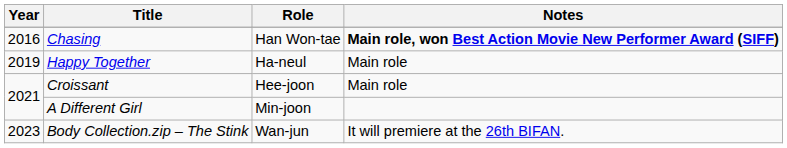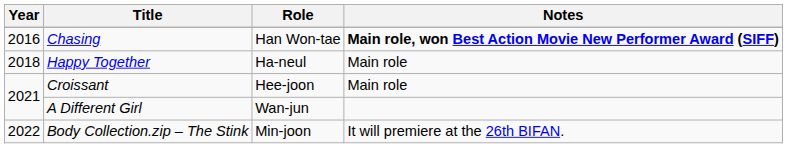(24, 62) 2019 -> (24, 62) 2018
(283, 108) Min-joon -> (282, 108) Wan-jun
(24, 131) 2023 -> (24, 131) 2022
(282, 131) Wan-jun -> (283, 131) Min-joon
